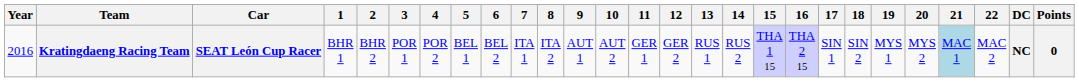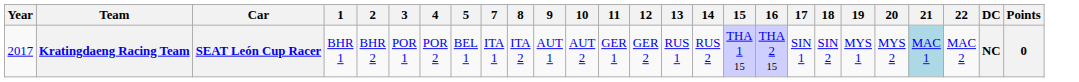- column: (496, 14)
(20, 50) 2016 -> (20, 50) 2017
